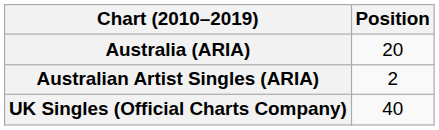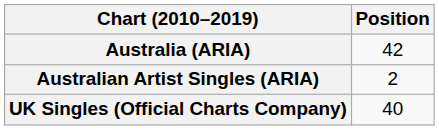(393, 49) 20 -> (393, 49) 42
